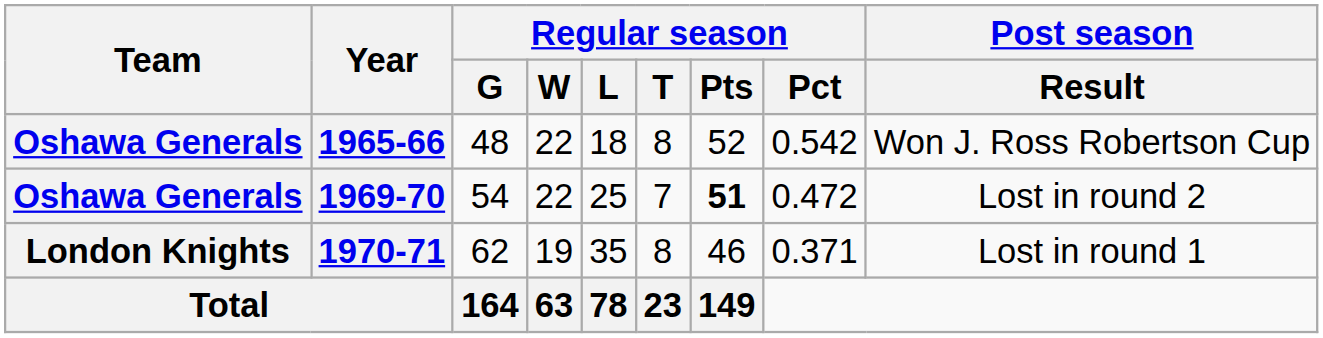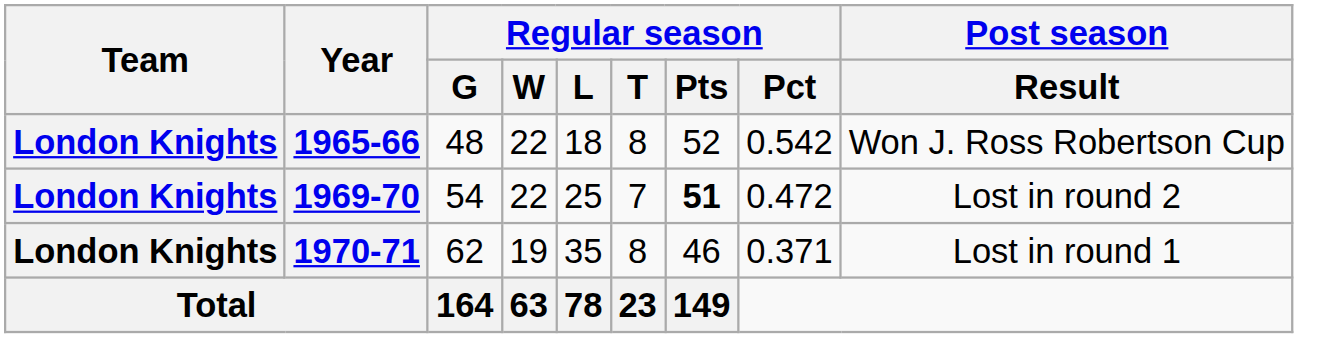(158, 142) Oshawa Generals -> (145, 142) London Knights
(158, 196) Oshawa Generals -> (145, 196) London Knights
